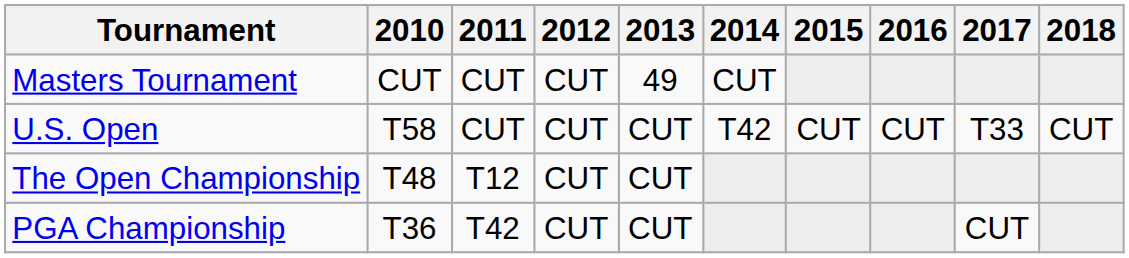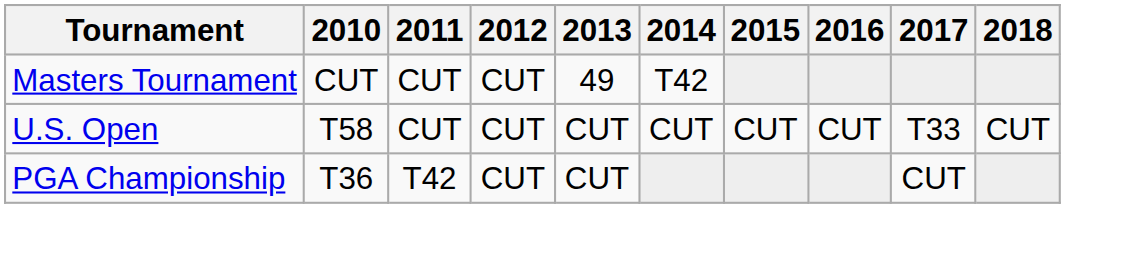(744, 80) CUT -> (681, 80) T42
(744, 129) T42 -> (681, 129) CUT
- row: (186, 179)
